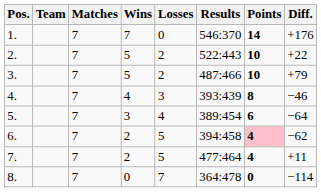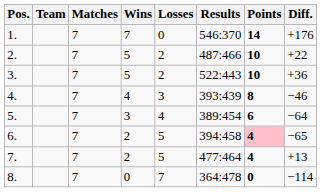(220, 55) 522:443 -> (220, 55) 487:466
(220, 75) 487:466 -> (220, 75) 522:443
(297, 75) +79 -> (297, 75) +36
(297, 136) −62 -> (297, 136) −65
(297, 156) +11 -> (297, 156) +13
